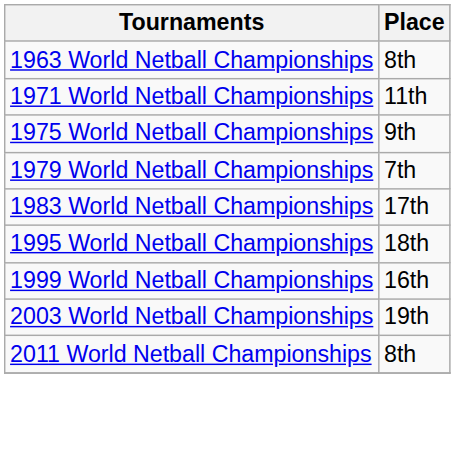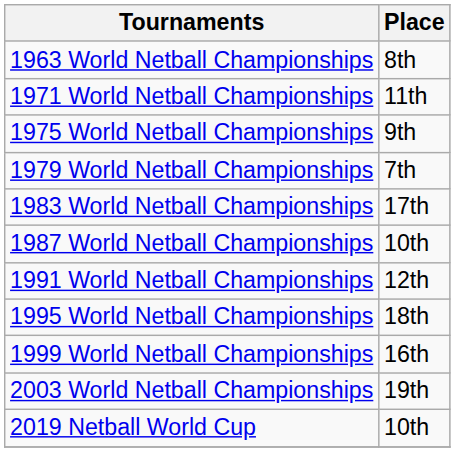+ row: (192, 243)
+ row: (192, 280)
- row: (191, 354)
+ row: (133, 427)
